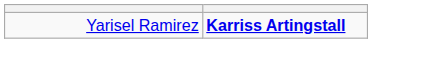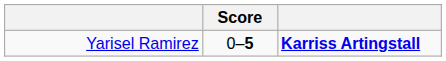+ column: (240, 18)
